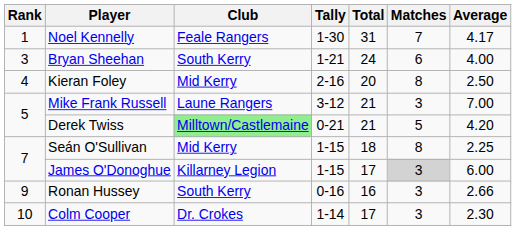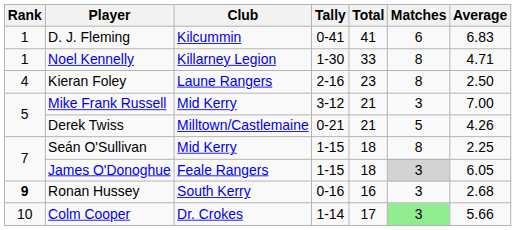+ row: (89, 37)
(223, 37) Feale Rangers -> (227, 59) Killarney Legion
(368, 37) 31 -> (368, 59) 33
(419, 37) 7 -> (419, 59) 8
(480, 37) 4.17 -> (480, 59) 4.71
- row: (96, 59)
(207, 81) Mid Kerry -> (225, 81) Laune Rangers
(368, 81) 20 -> (368, 81) 23
(225, 103) Laune Rangers -> (207, 103) Mid Kerry
(243, 125) lightgreen background -> (243, 125) no background
(480, 125) 4.20 -> (480, 125) 4.26
(227, 170) Killarney Legion -> (223, 170) Feale Rangers
(368, 170) 17 -> (368, 170) 18
(480, 170) 6.00 -> (480, 170) 6.05
(25, 192) normal -> (25, 192) bold
(480, 192) 2.66 -> (480, 192) 2.68
(419, 214) no background -> (419, 214) lightgreen background
(480, 214) 2.30 -> (480, 214) 5.66
